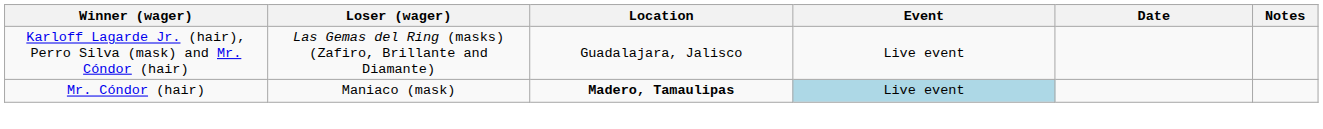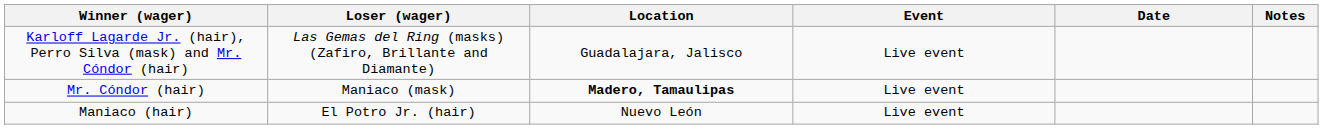(924, 91) lightblue background -> (924, 91) no background
+ row: (136, 113)
